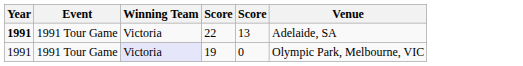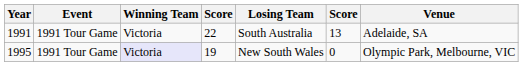+ column: (281, 14)
(19, 33) bold -> (19, 33) normal
(19, 52) 1991 -> (19, 52) 1995
